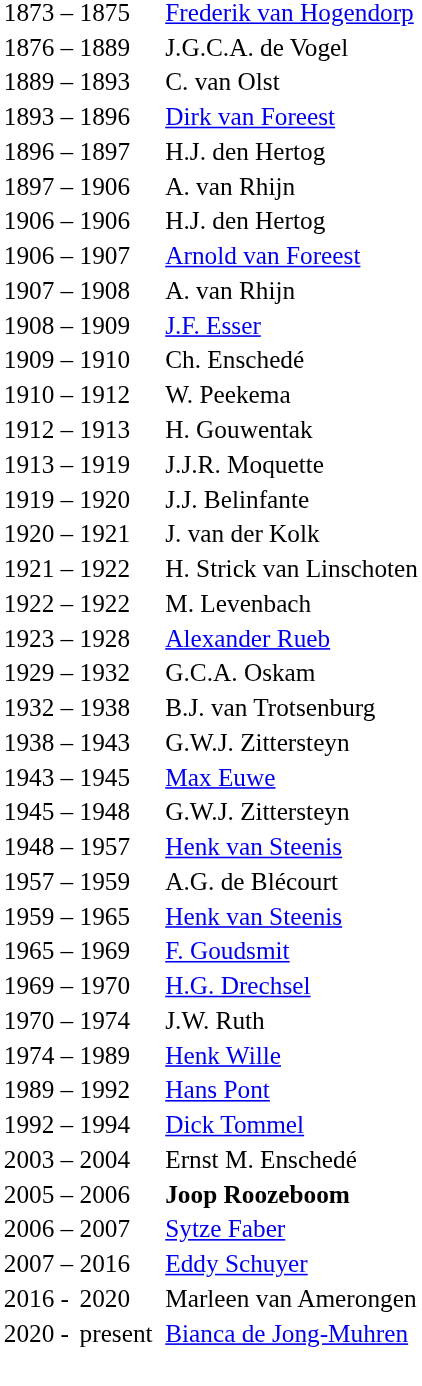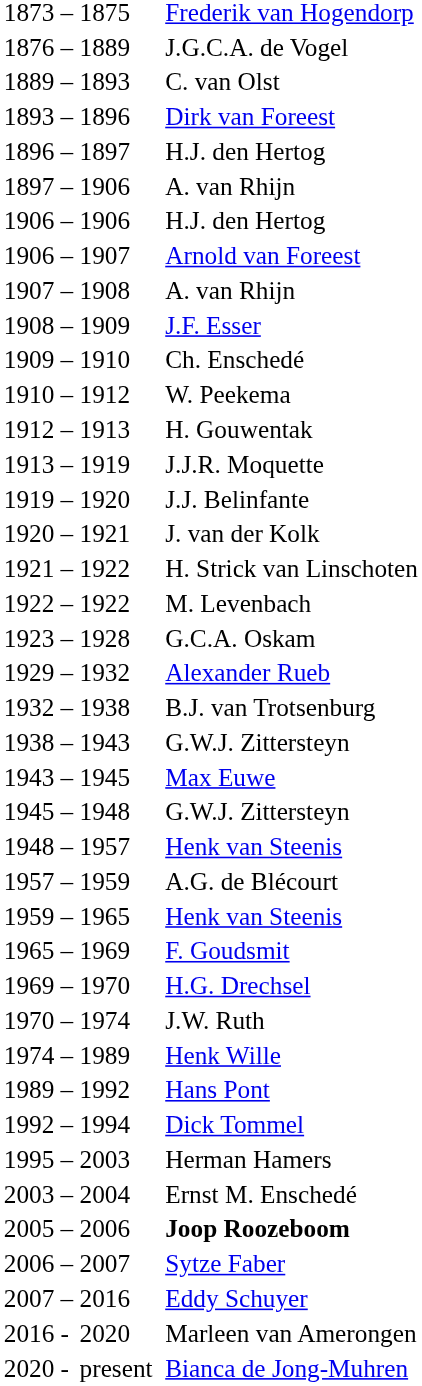(248, 638) Alexander Rueb -> (240, 638) G.C.A. Oskam
(240, 673) G.C.A. Oskam -> (248, 673) Alexander Rueb
+ row: (29, 1159)
